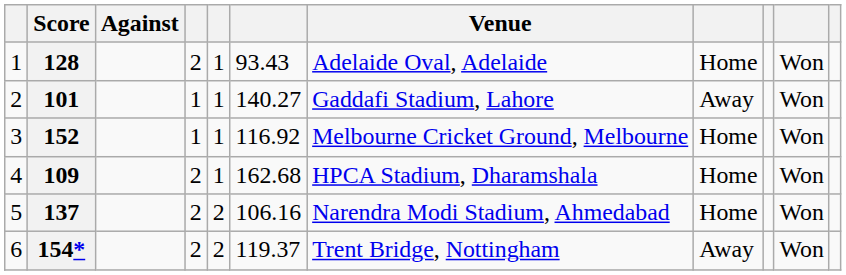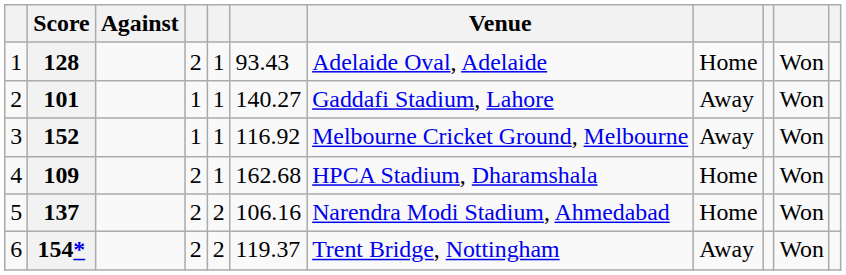(728, 136) Home -> (727, 136) Away
